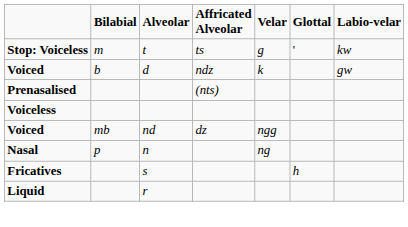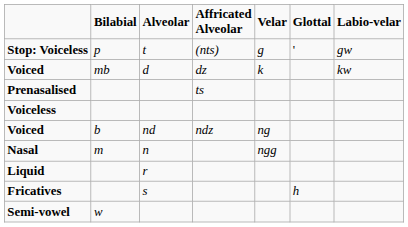(99, 49) m -> (97, 49) p
(200, 49) ts -> (207, 49) (nts)
(344, 49) kw -> (344, 49) gw
(97, 69) b -> (102, 69) mb
(204, 69) ndz -> (201, 69) dz
(344, 69) gw -> (344, 69) kw
(207, 89) (nts) -> (200, 89) ts
(102, 130) mb -> (97, 130) b
(201, 130) dz -> (204, 130) ndz
(267, 130) ngg -> (264, 130) ng
(97, 150) p -> (99, 150) m
(264, 150) ng -> (267, 150) ngg
rows swapped: (34, 171) <-> (26, 191)
+ row: (39, 211)
